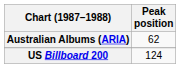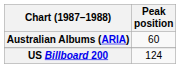(154, 39) 62 -> (154, 39) 60
